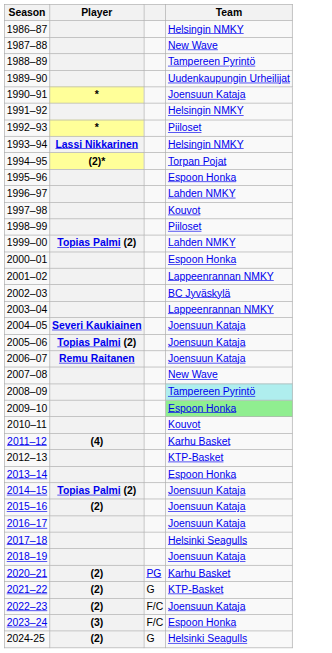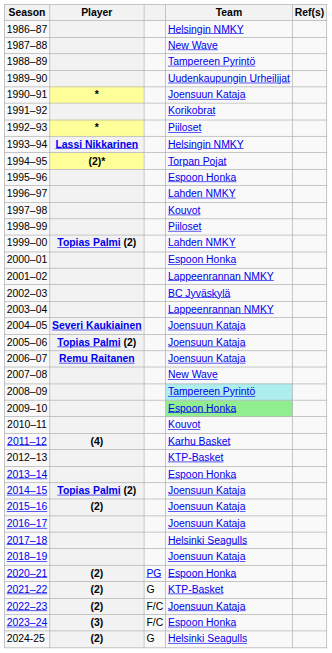+ column: (309, 12)
(206, 111) Helsingin NMKY -> (192, 111) Korikobrat
(199, 573) Karhu Basket -> (202, 573) Espoon Honka
